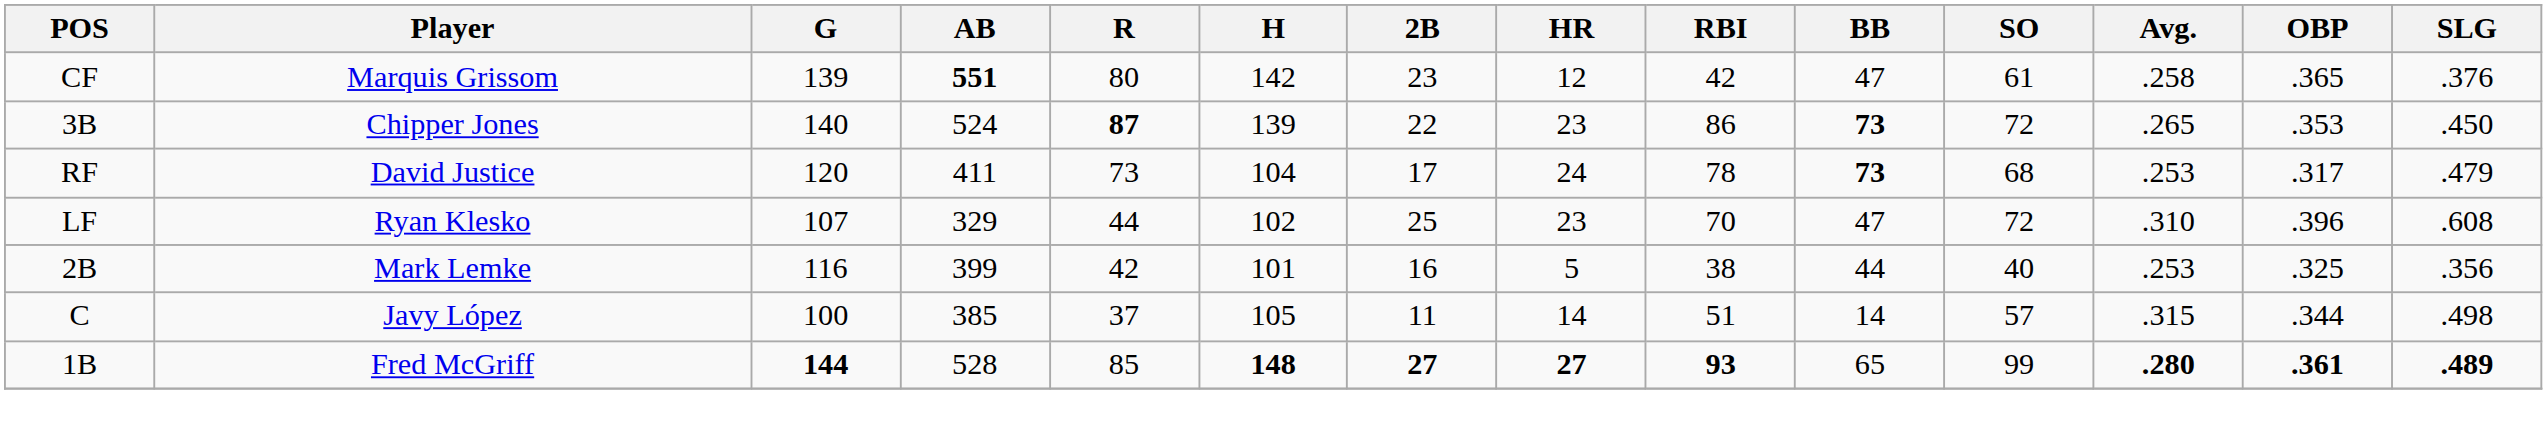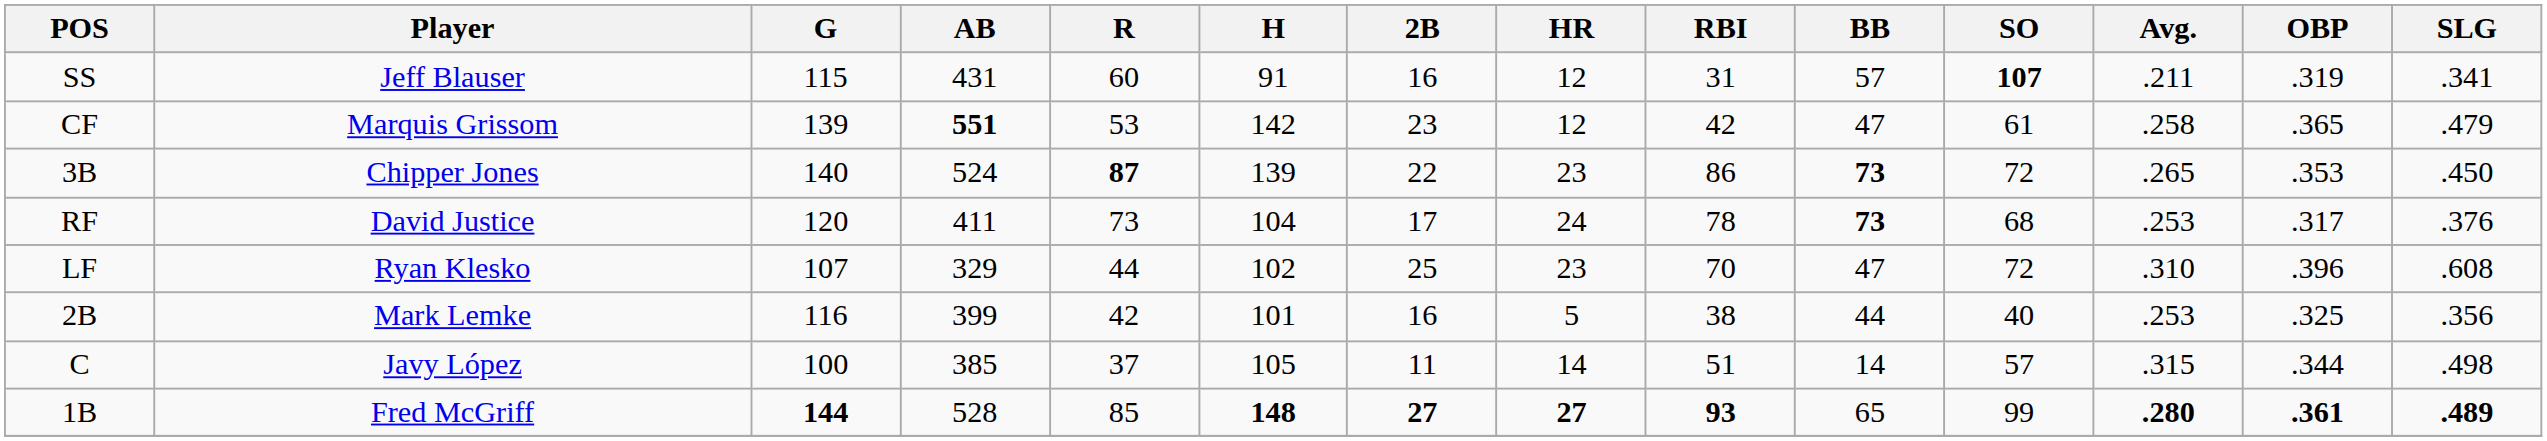+ row: (80, 76)
(1124, 76) 80 -> (1124, 124) 53
(2467, 76) .376 -> (2467, 124) .479
(2467, 172) .479 -> (2467, 220) .376
